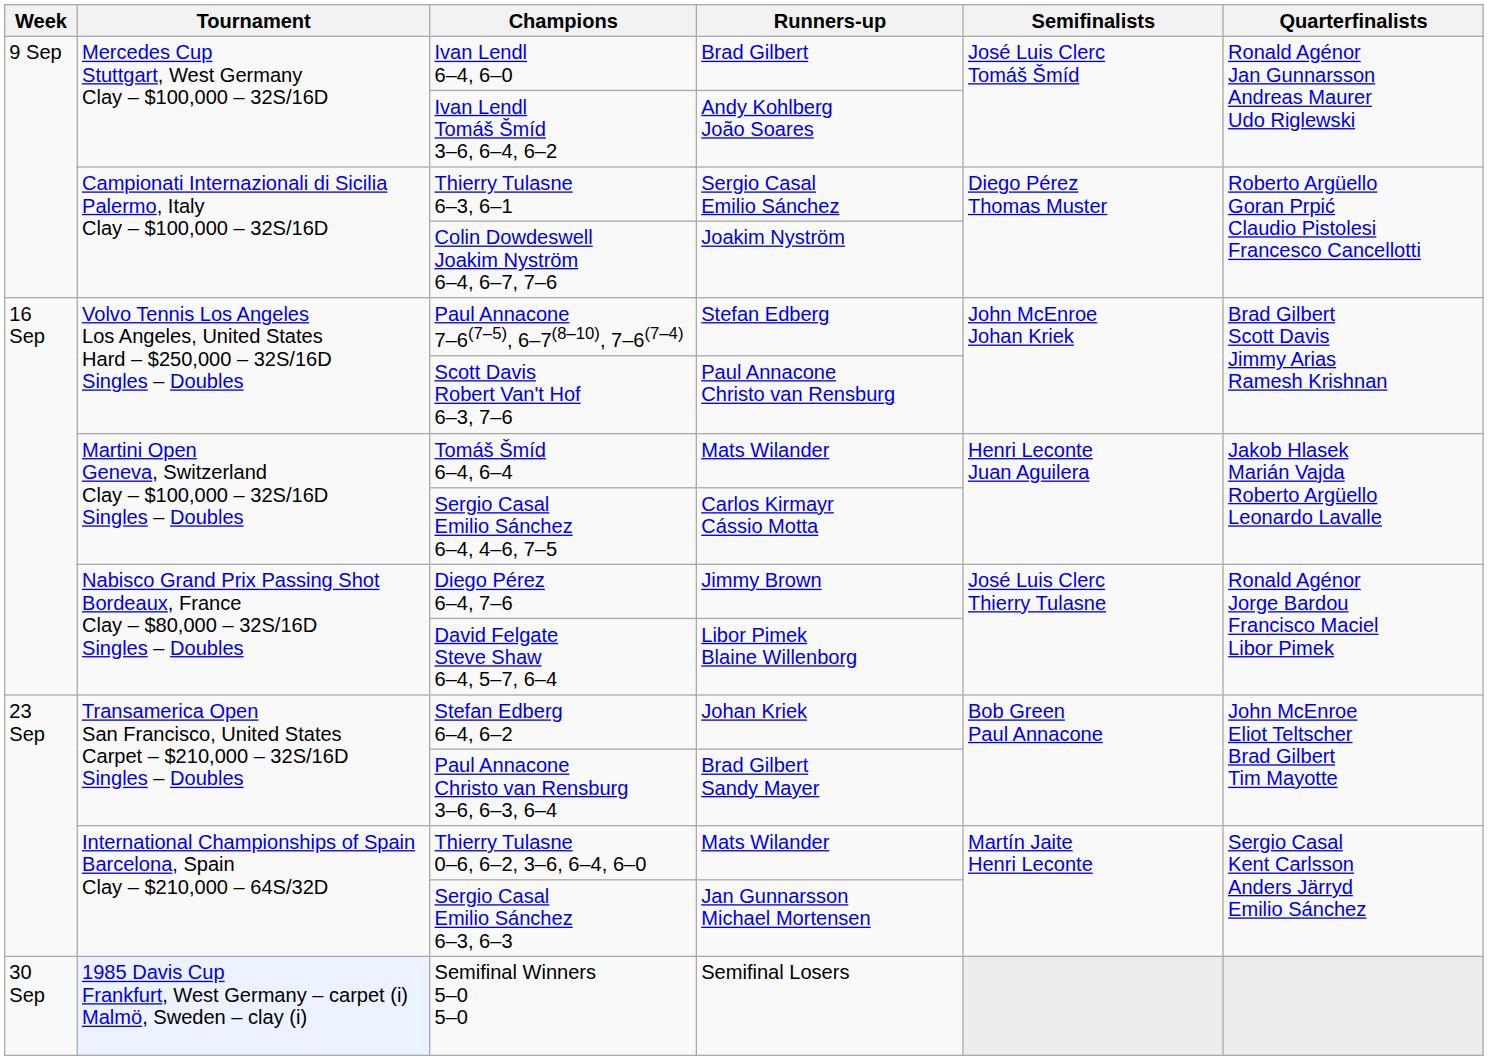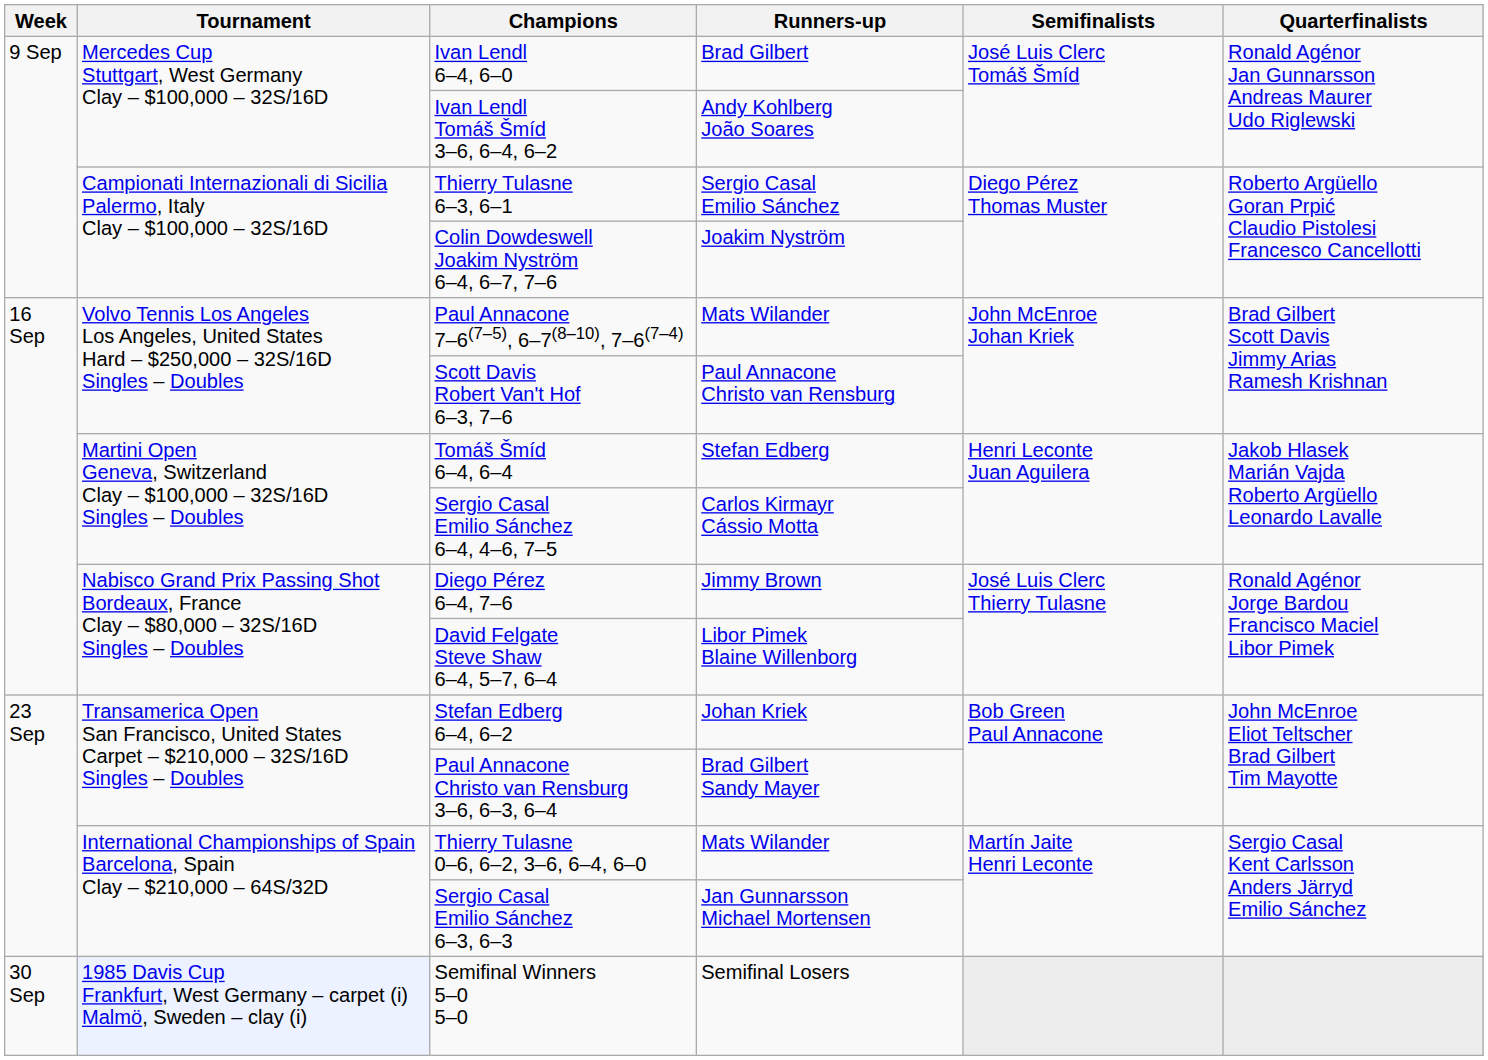(765, 314) Stefan Edberg -> (765, 314) Mats Wilander
(765, 449) Mats Wilander -> (765, 449) Stefan Edberg
